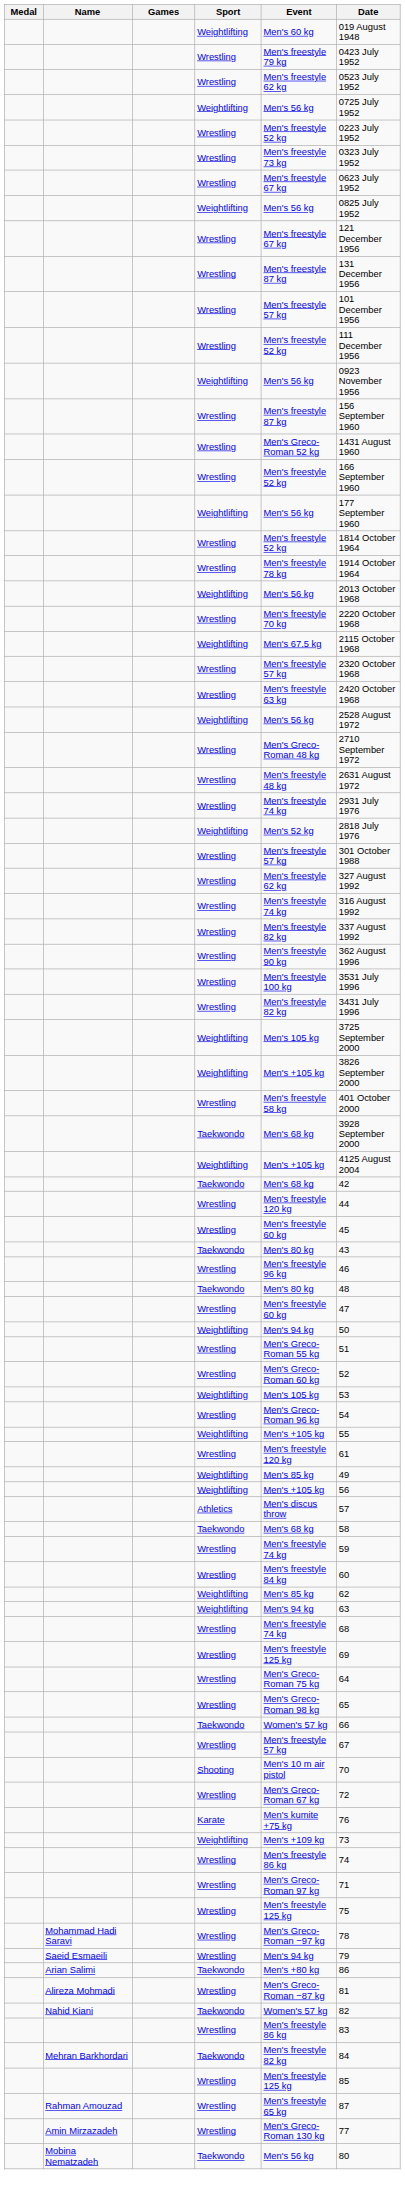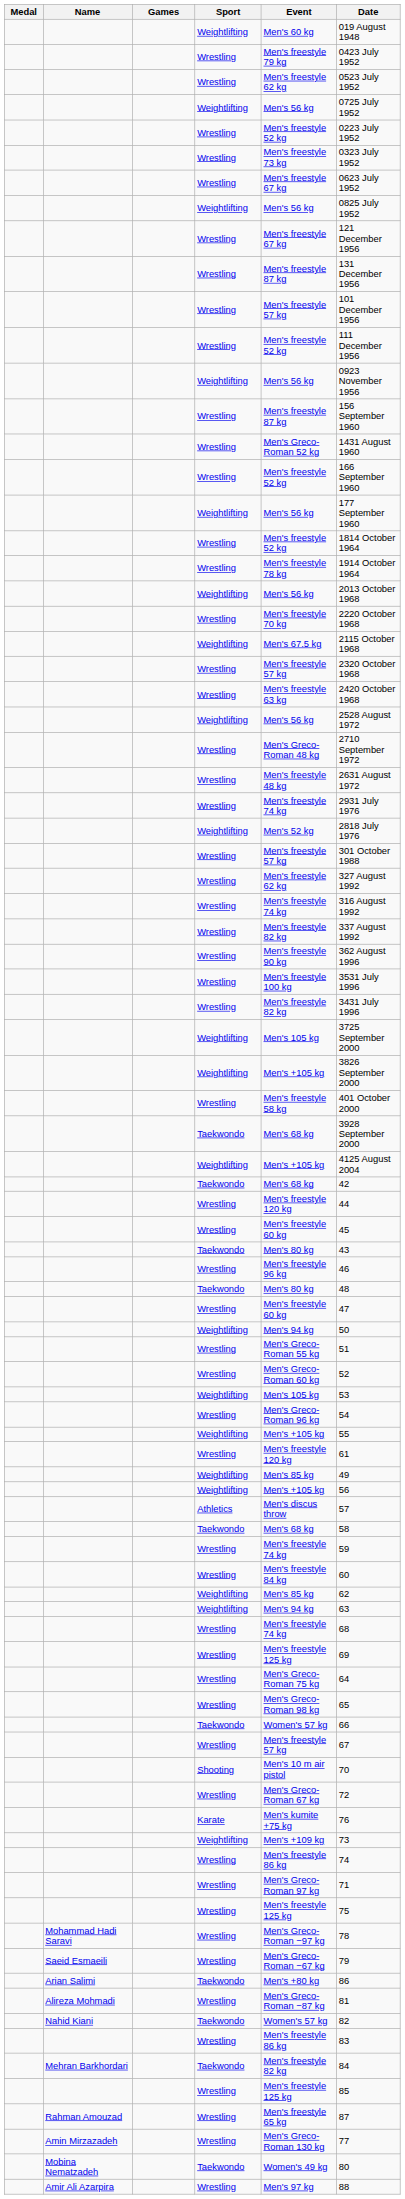(289, 1956) Men's 94 kg -> (294, 1961) Men's Greco-Roman −67 kg
(289, 2157) Men's 56 kg -> (296, 2167) Women's 49 kg
+ row: (80, 2187)
